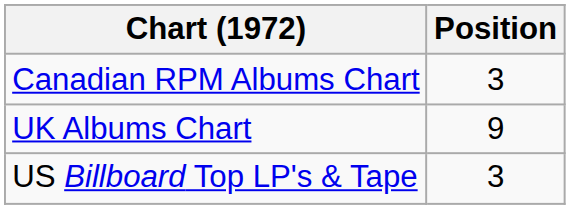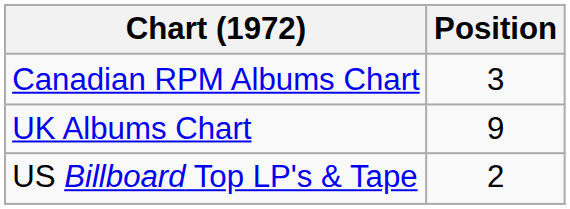(496, 177) 3 -> (496, 177) 2
